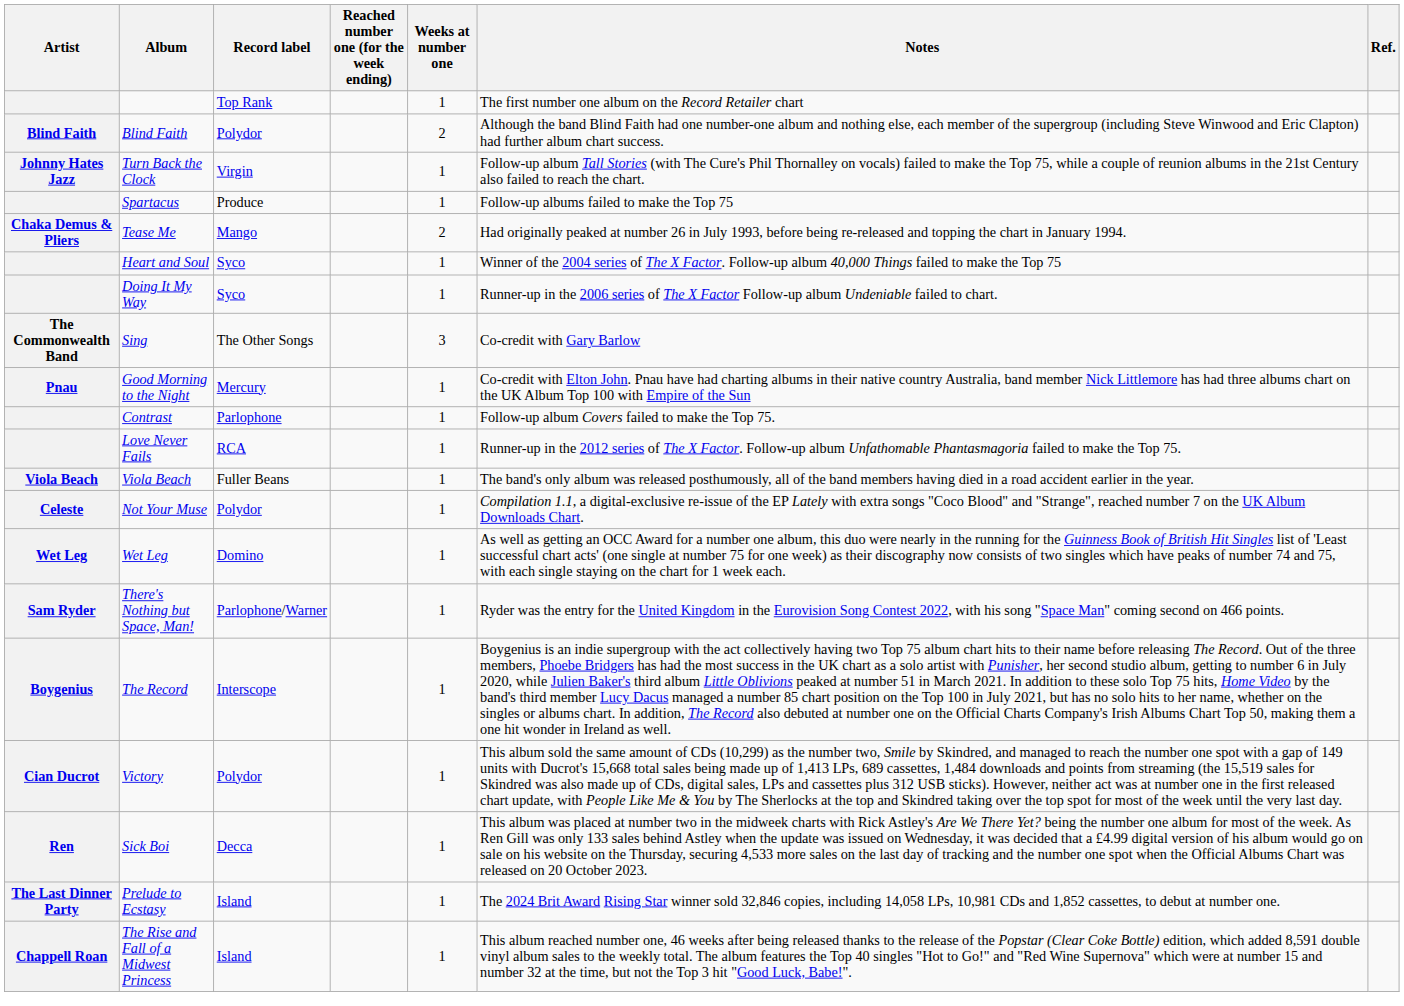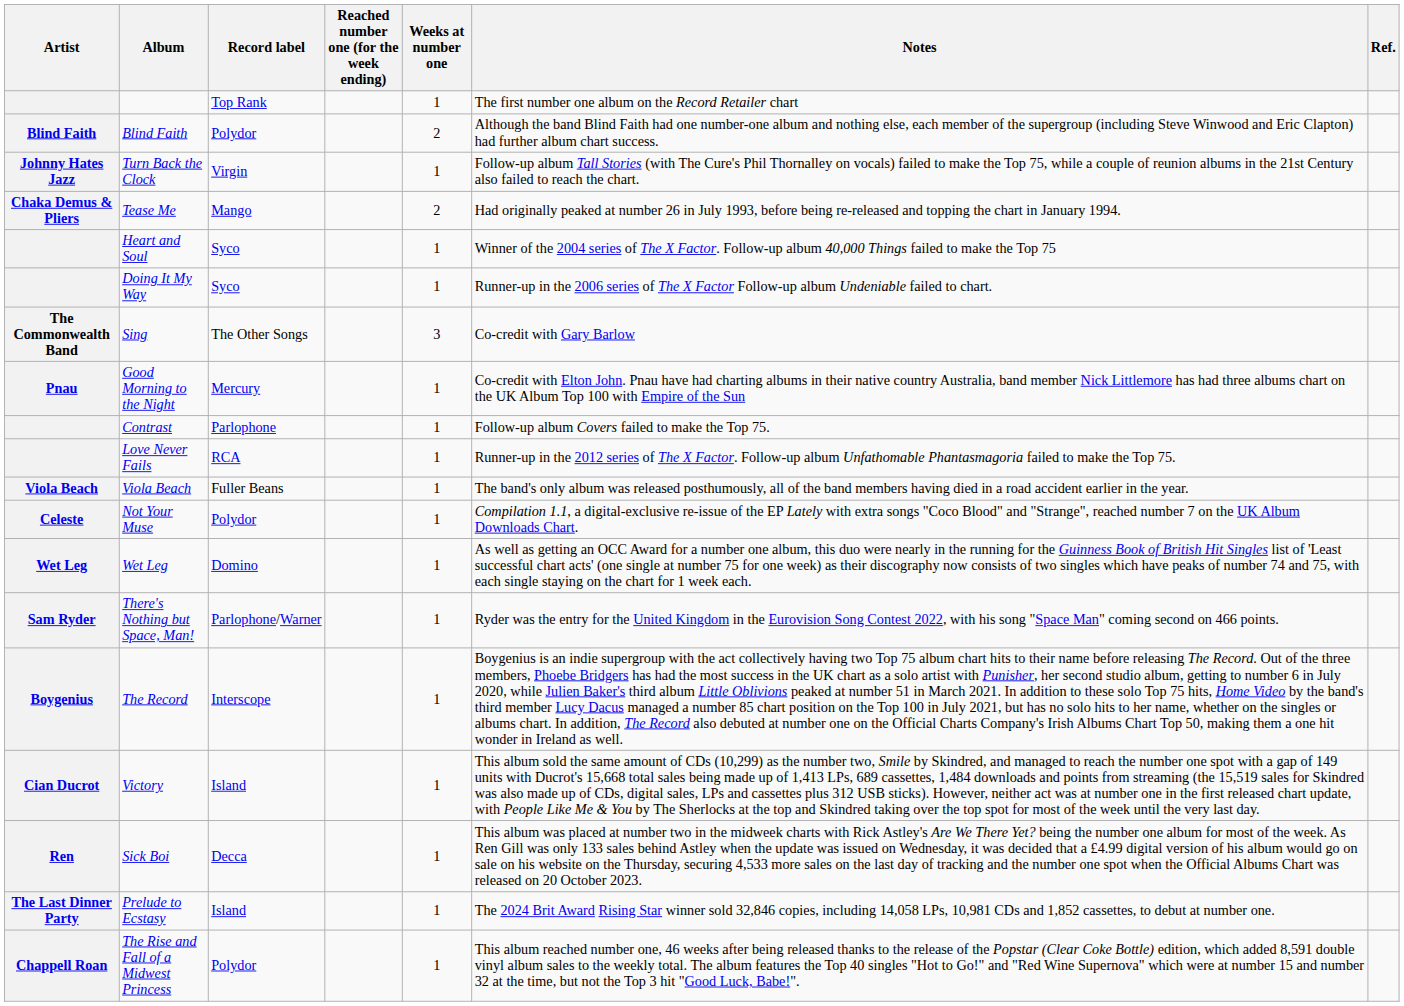- row: (151, 202)
(239, 776) Polydor -> (229, 785) Island
(234, 956) Island -> (234, 965) Polydor
